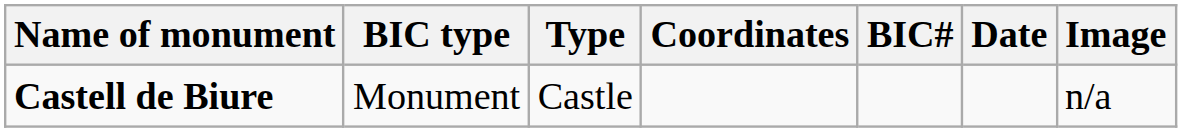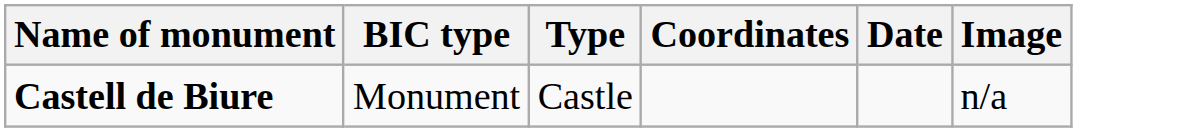- column: (910, 34)
